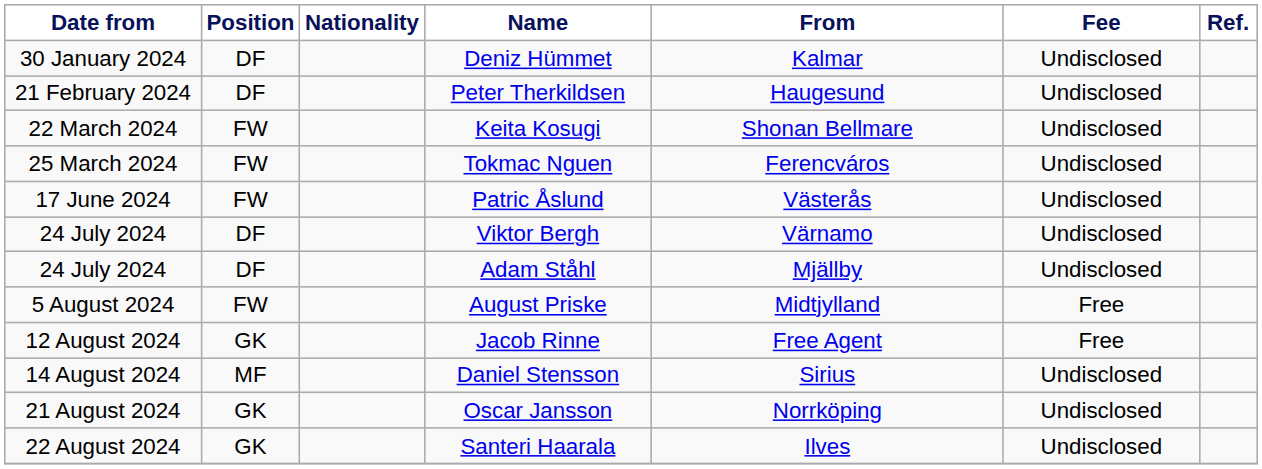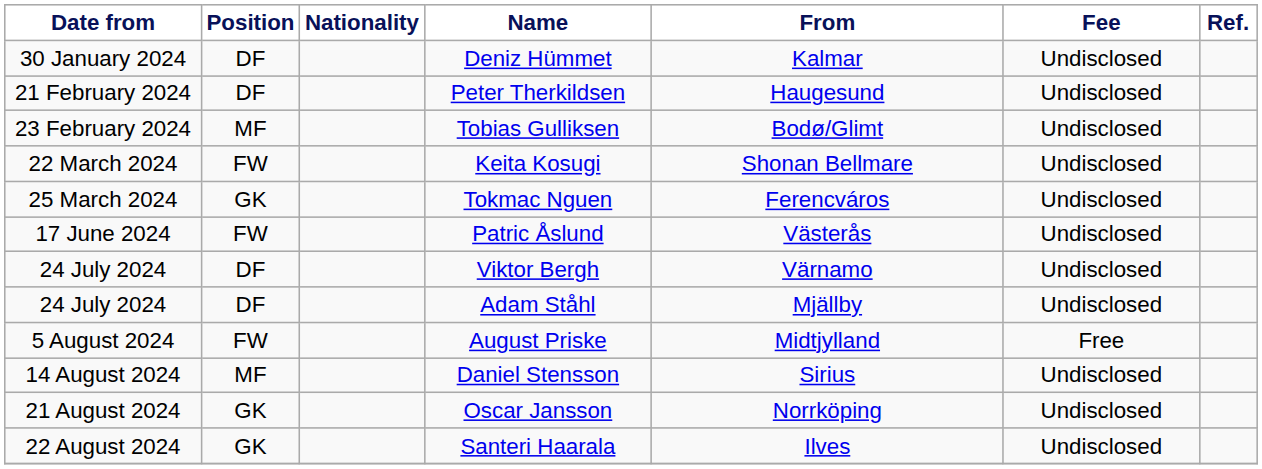+ row: (538, 129)
(250, 164) FW -> (250, 199) GK
- row: (538, 340)
